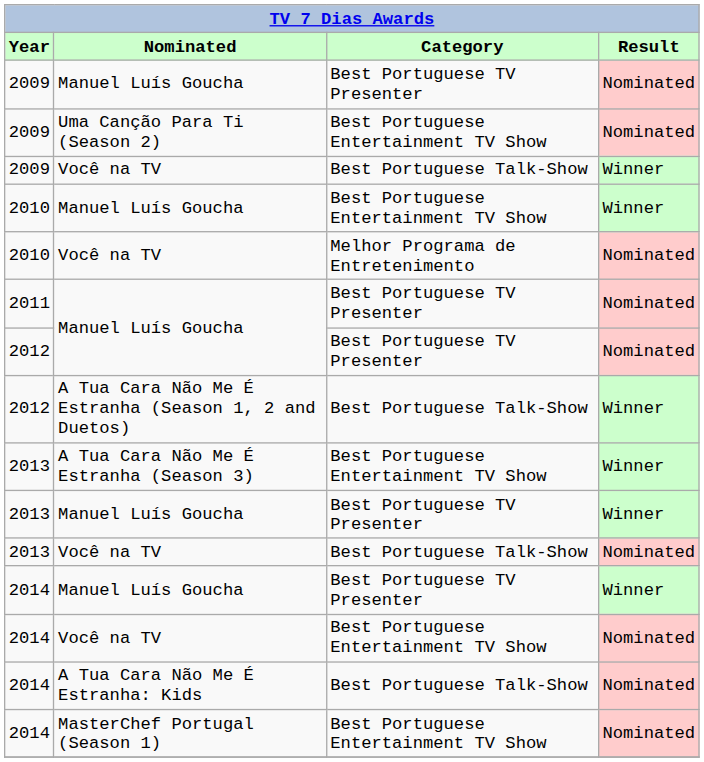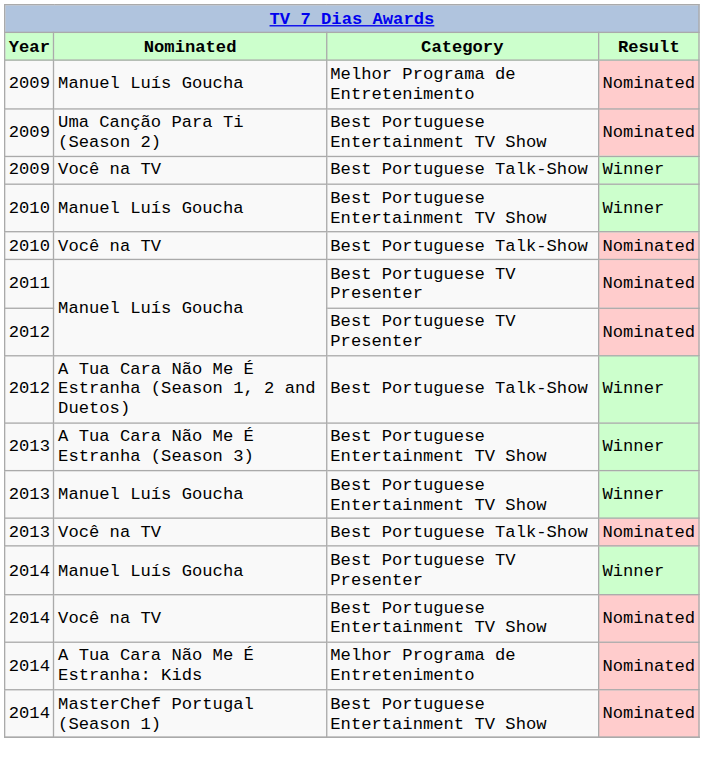(423, 84) Best Portuguese TV Presenter -> (423, 84) Melhor Programa de Entretenimento
(423, 256) Melhor Programa de Entretenimento -> (459, 246) Best Portuguese Talk-Show
(423, 514) Best Portuguese TV Presenter -> (438, 495) Best Portuguese Entertainment TV Show
(459, 686) Best Portuguese Talk-Show -> (423, 666) Melhor Programa de Entretenimento
